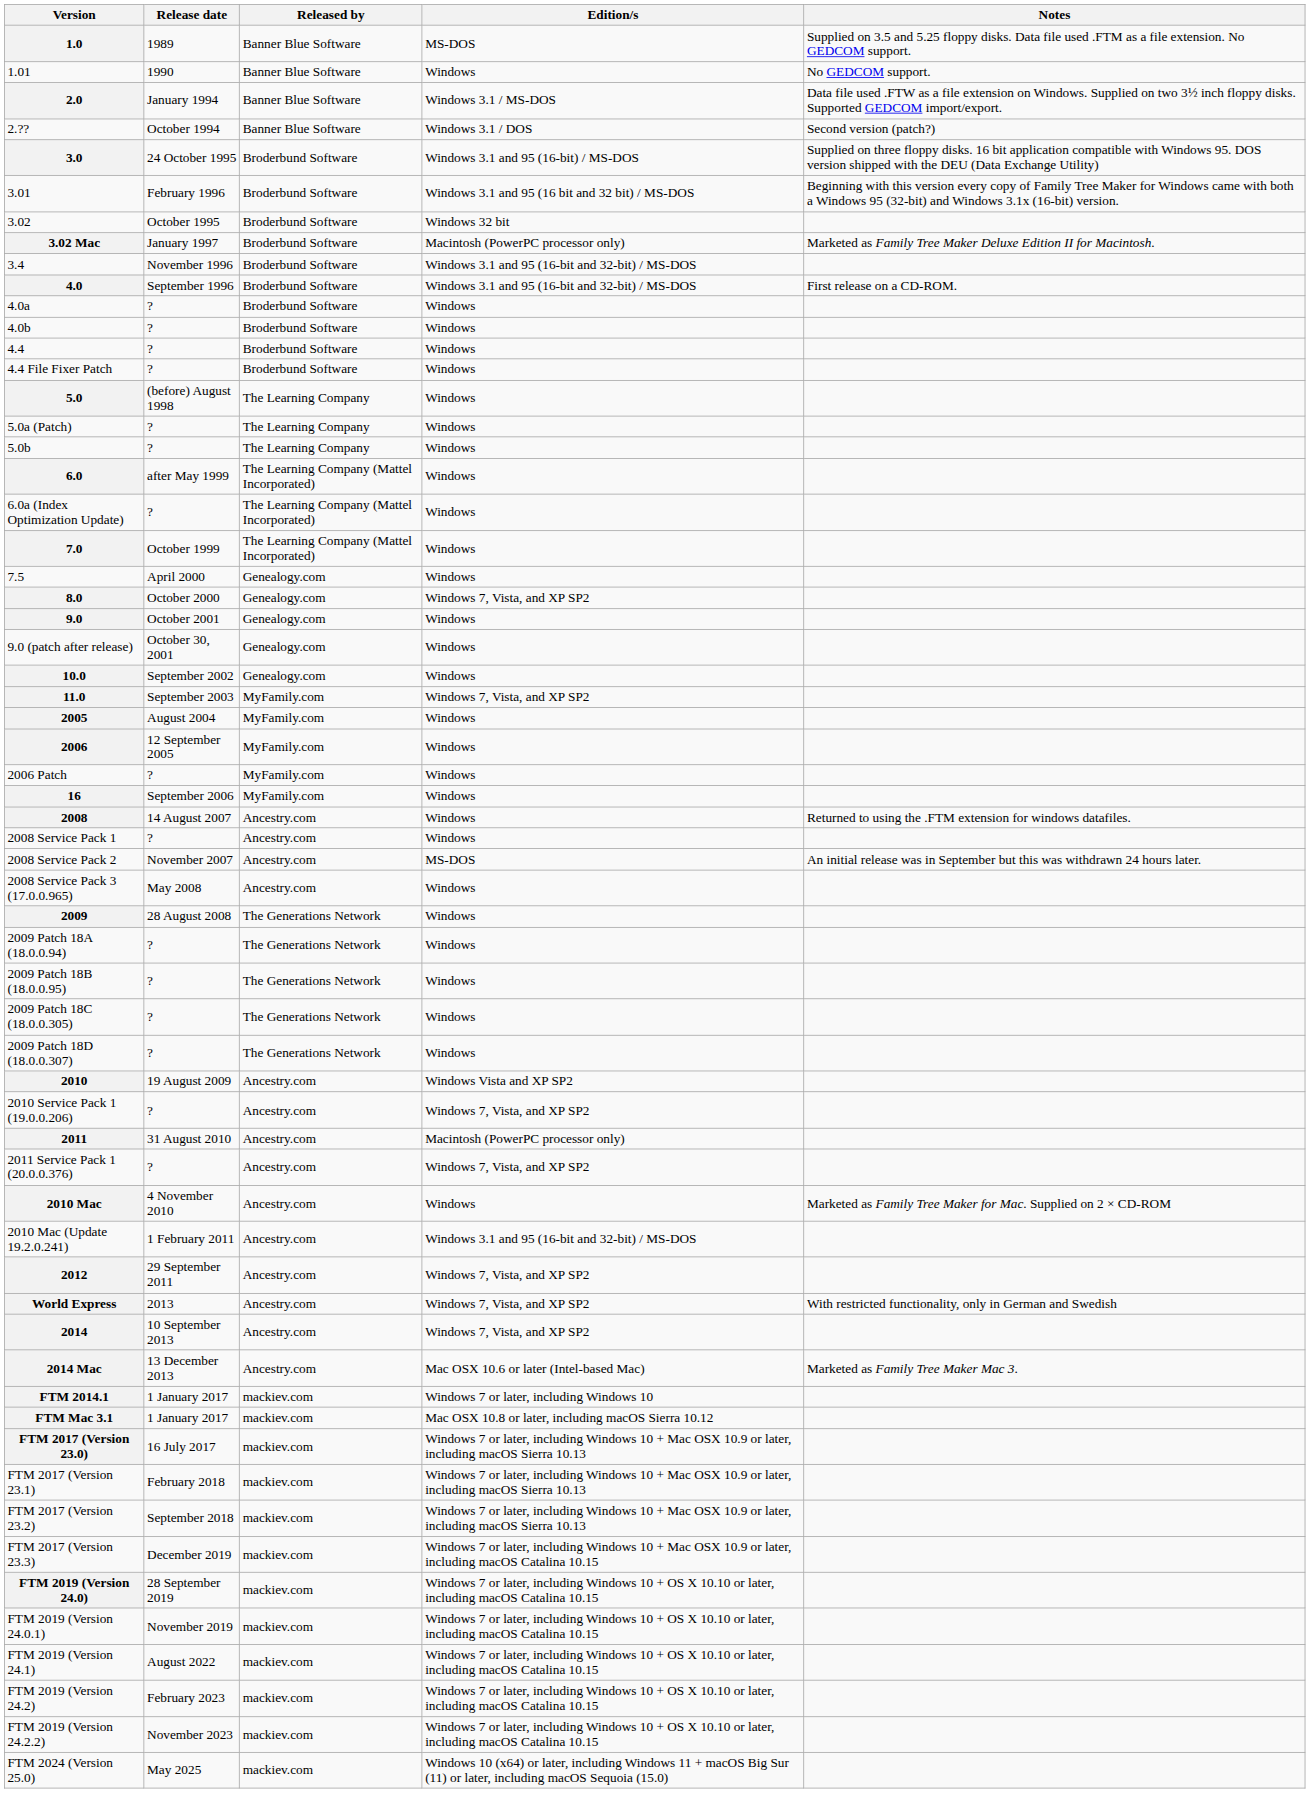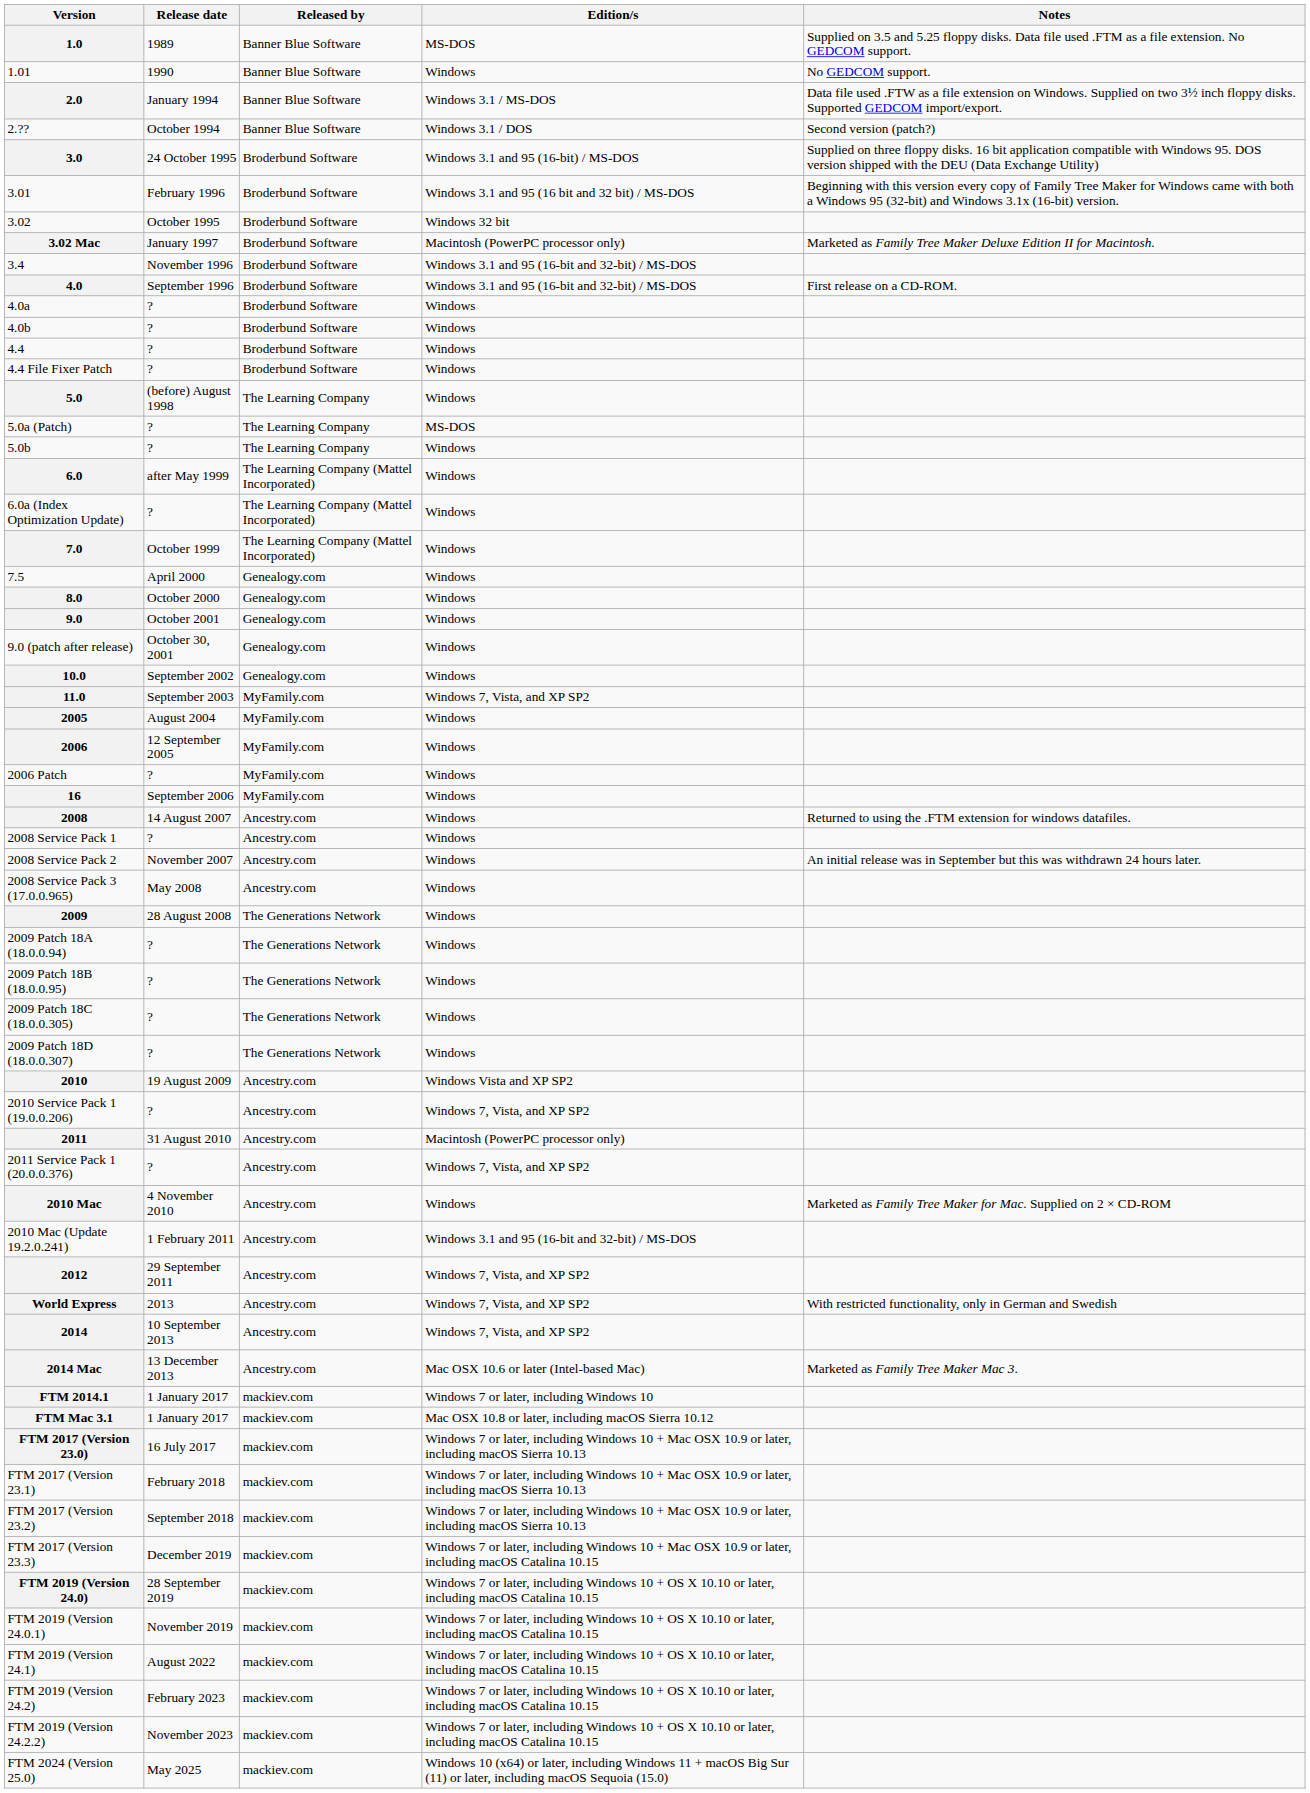(450, 426) Windows -> (450, 426) MS-DOS
(507, 597) Windows 7, Vista, and XP SP2 -> (450, 597) Windows
(450, 859) MS-DOS -> (450, 859) Windows
